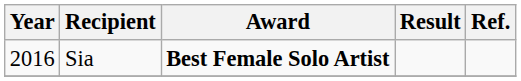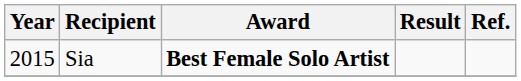(32, 57) 2016 -> (32, 57) 2015
